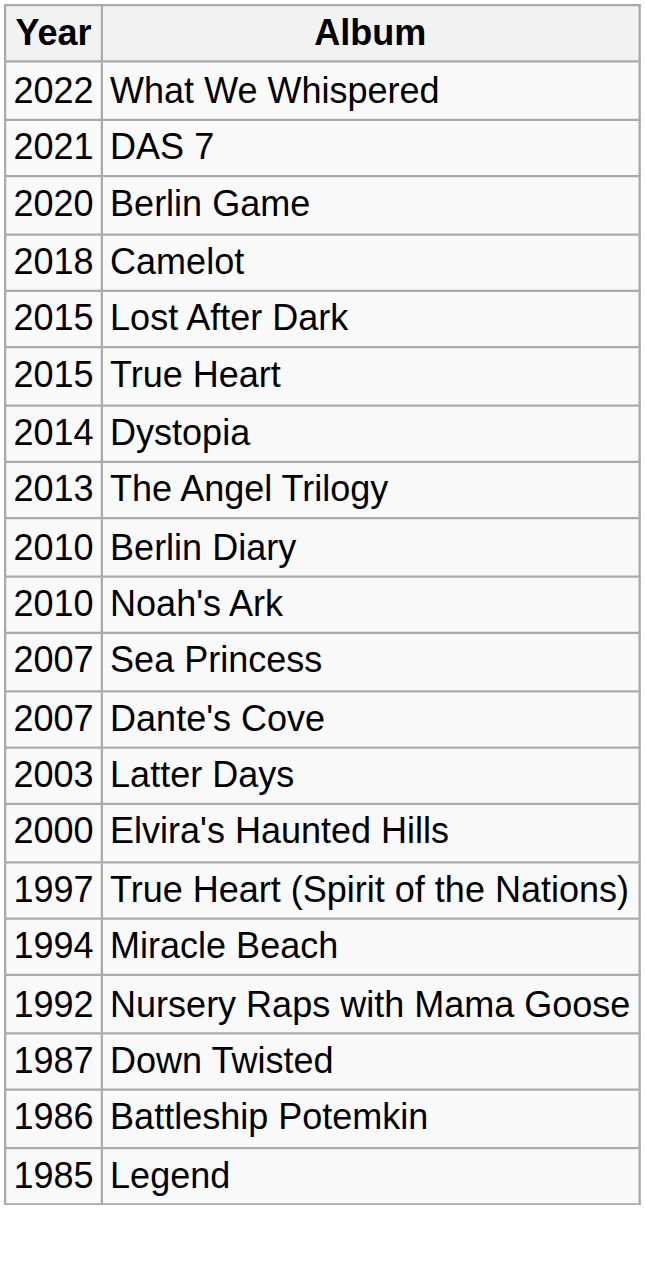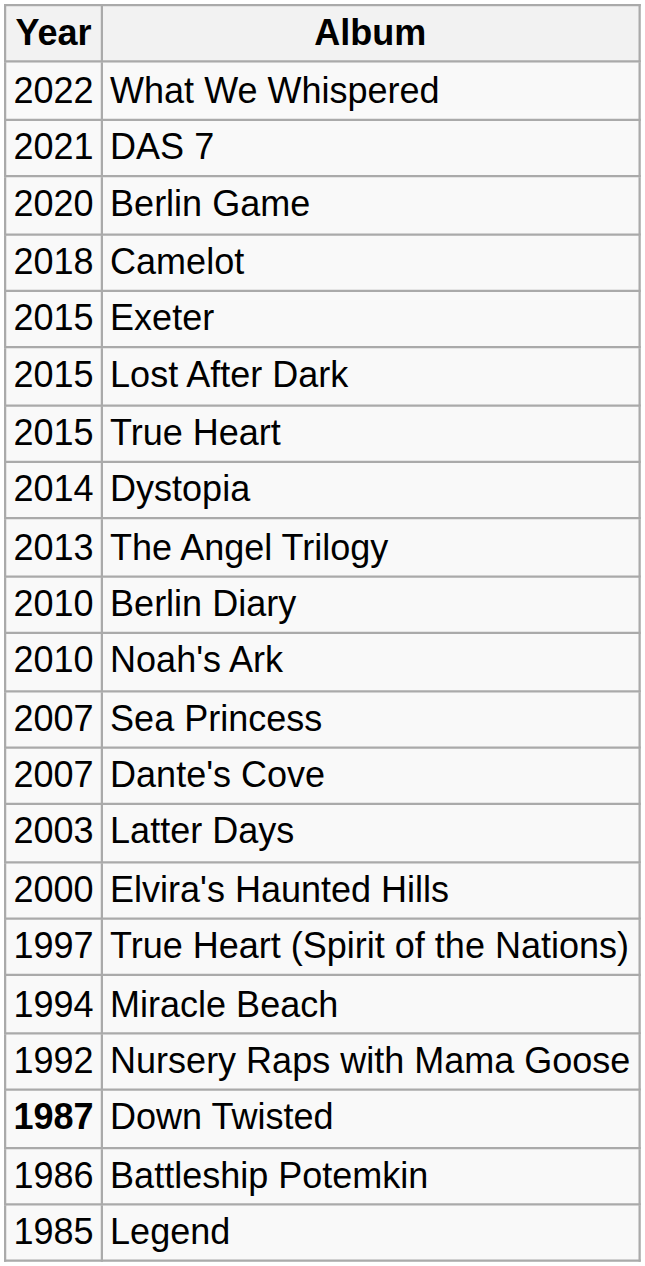+ row: (162, 318)
(53, 1060) normal -> (53, 1117) bold
